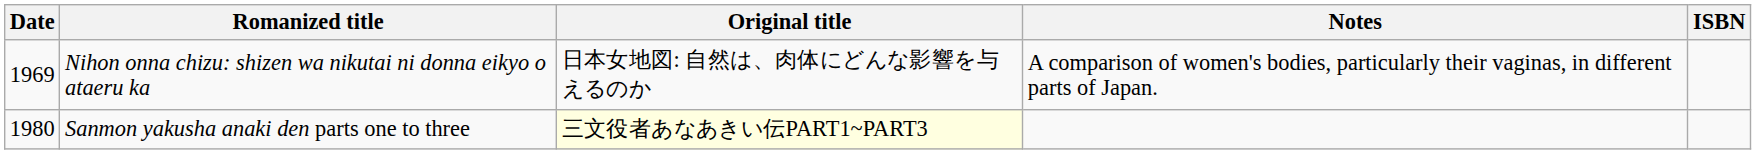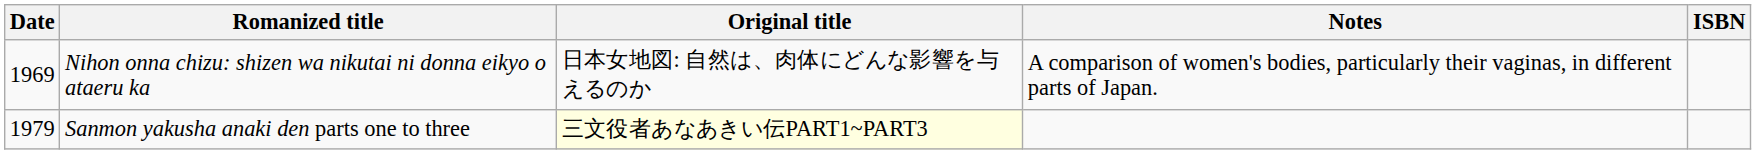(32, 129) 1980 -> (32, 129) 1979
